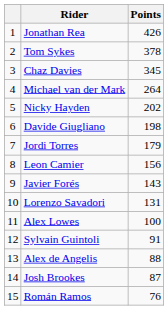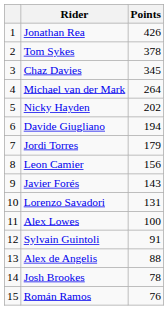(152, 126) 198 -> (152, 126) 194
(155, 277) 87 -> (155, 277) 78
